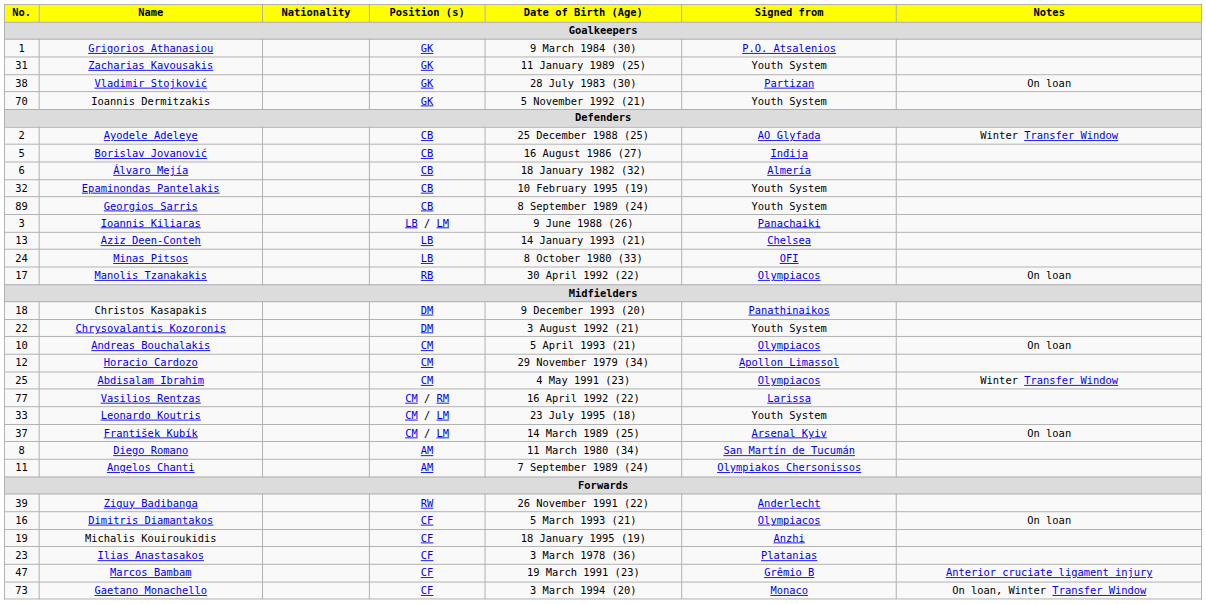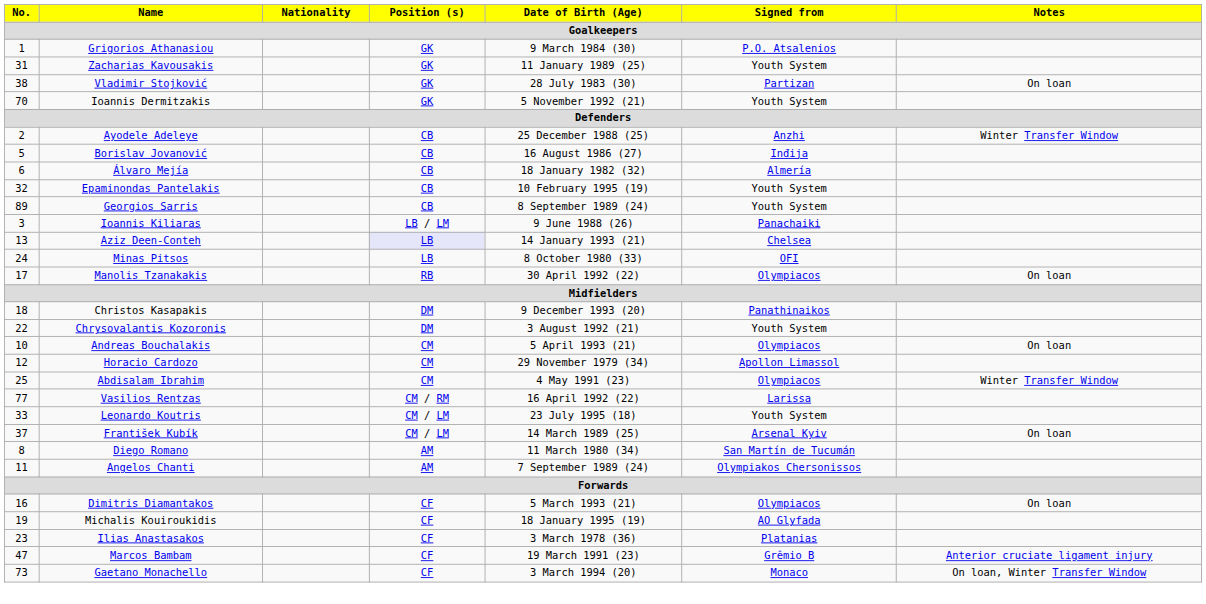(789, 135) AO Glyfada -> (789, 135) Anzhi
(427, 240) no background -> (427, 240) lavender background
- row: (151, 503)
(789, 538) Anzhi -> (789, 520) AO Glyfada
